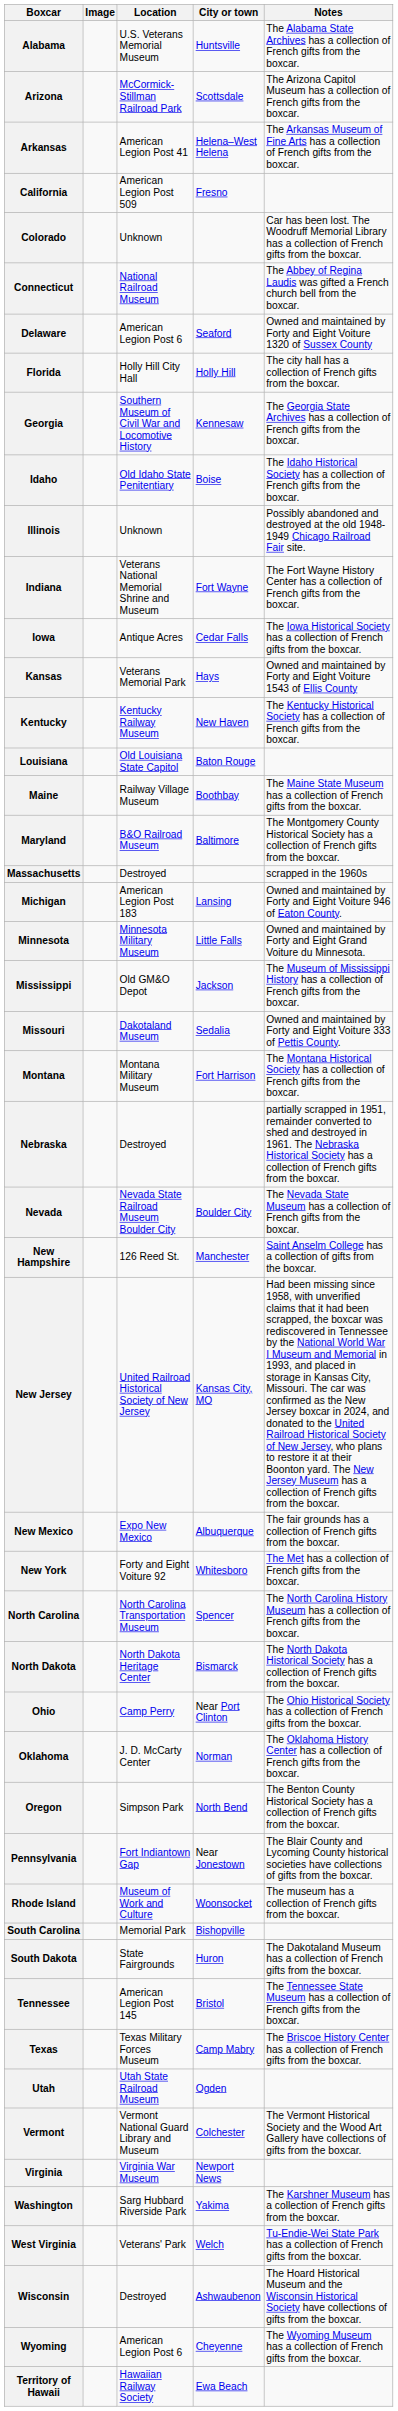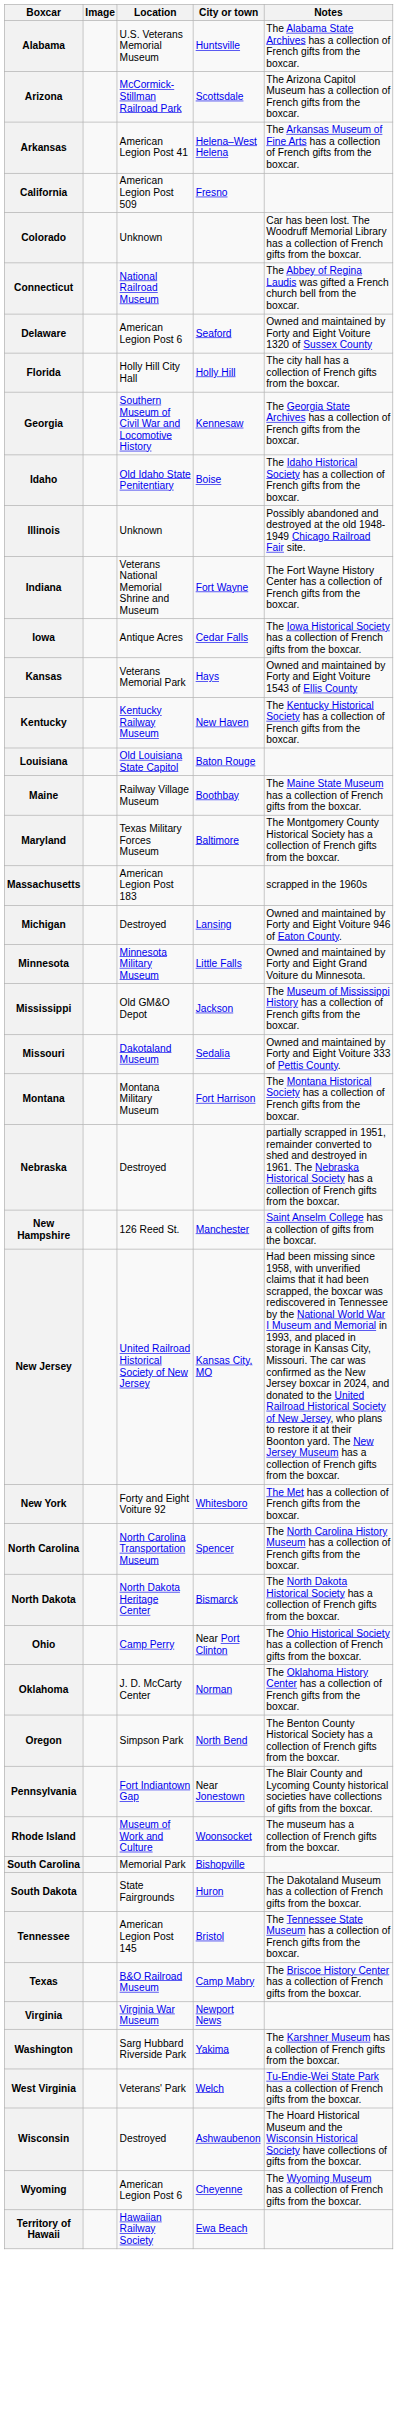(151, 840) B&O Railroad Museum -> (151, 840) Texas Military Forces Museum
(143, 874) Destroyed -> (147, 885) American Legion Post 183
(147, 901) American Legion Post 183 -> (143, 924) Destroyed
- row: (44, 1212)
- row: (44, 1531)
(151, 2049) Texas Military Forces Museum -> (151, 1982) B&O Railroad Museum
- row: (44, 2088)
- row: (44, 2133)
